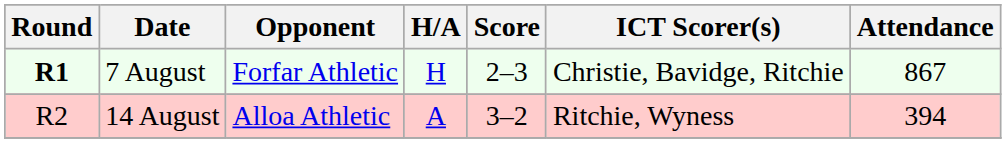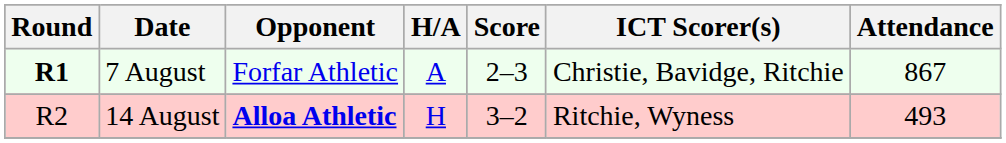(436, 71) H -> (436, 71) A
(311, 115) normal -> (314, 115) bold
(436, 115) A -> (436, 115) H
(925, 115) 394 -> (925, 115) 493
